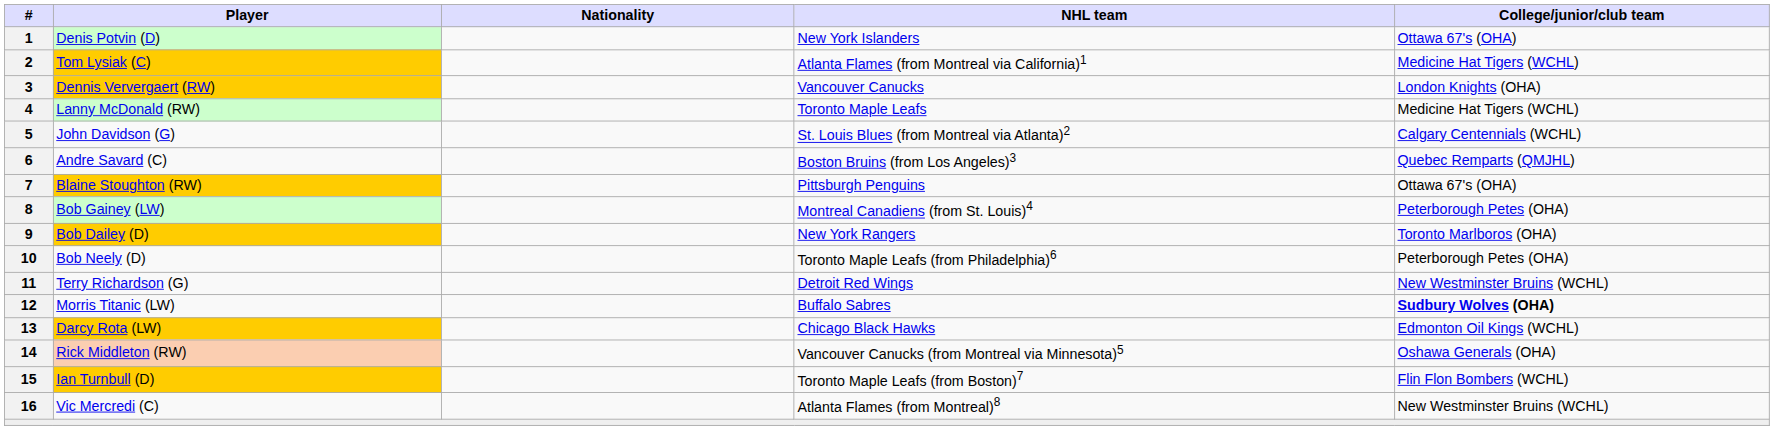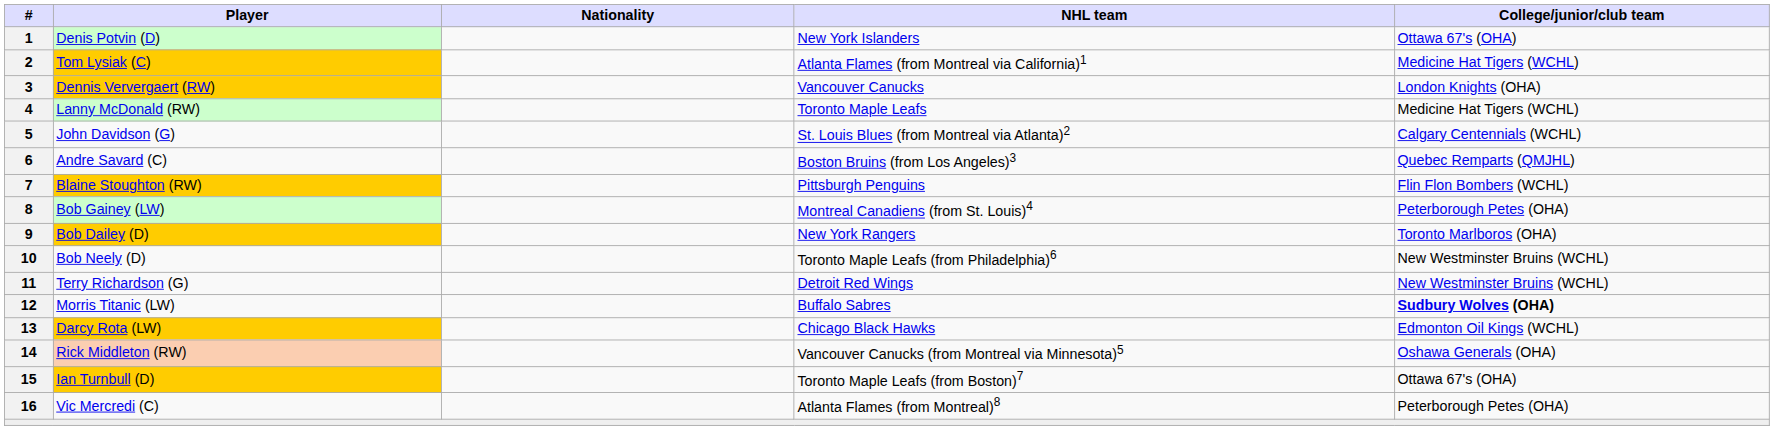(1457, 185) Ottawa 67's (OHA) -> (1483, 185) Flin Flon Bombers (WCHL)
(1483, 258) Peterborough Petes (OHA) -> (1503, 258) New Westminster Bruins (WCHL)
(1483, 379) Flin Flon Bombers (WCHL) -> (1457, 379) Ottawa 67's (OHA)
(1503, 406) New Westminster Bruins (WCHL) -> (1483, 406) Peterborough Petes (OHA)
